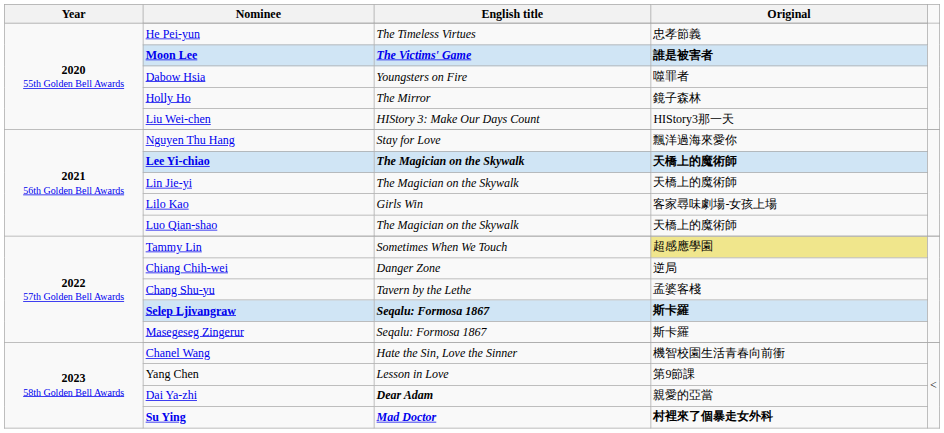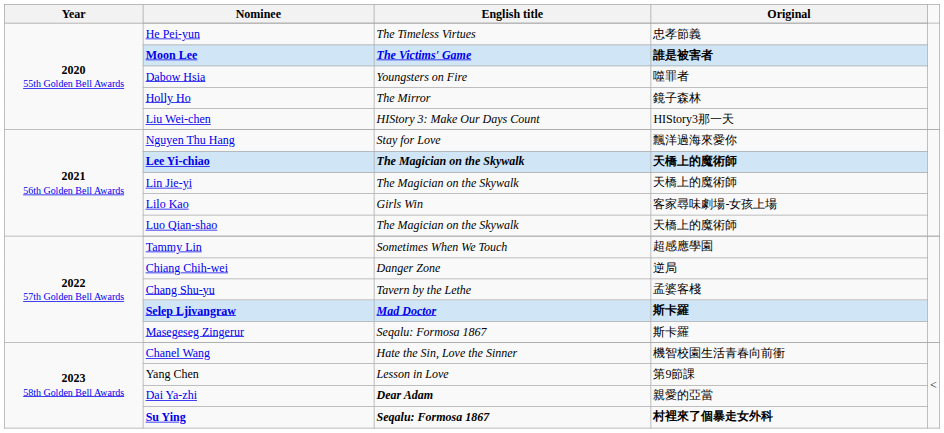(683, 246) khaki background -> (683, 246) no background
(433, 310) Seqalu: Formosa 1867 -> (406, 310) Mad Doctor
(406, 417) Mad Doctor -> (433, 417) Seqalu: Formosa 1867
